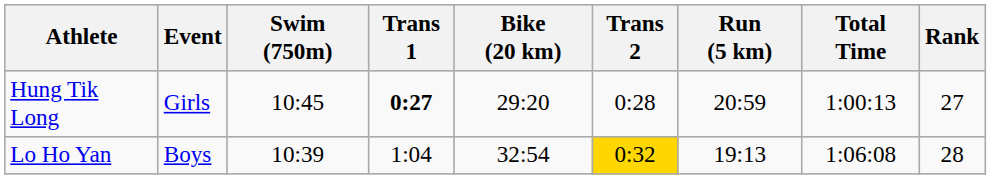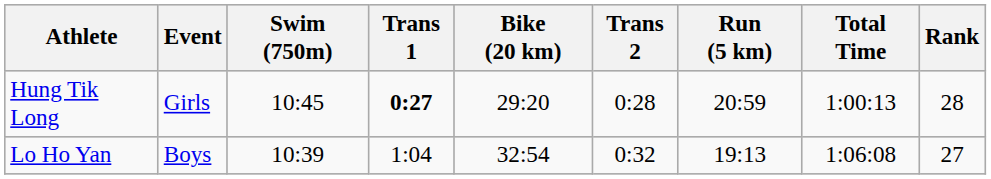(952, 103) 27 -> (952, 103) 28
(635, 155) gold background -> (635, 155) no background
(952, 155) 28 -> (952, 155) 27
